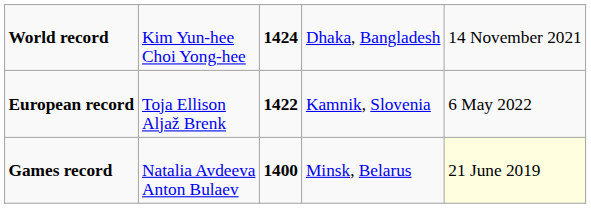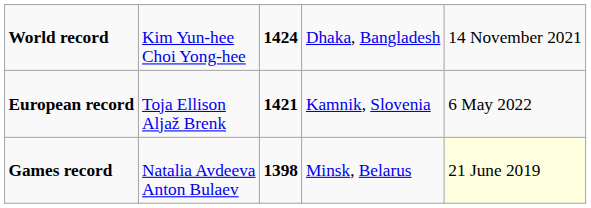(281, 103) 1422 -> (281, 103) 1421
(281, 170) 1400 -> (281, 170) 1398
